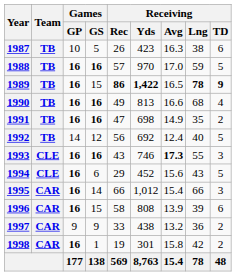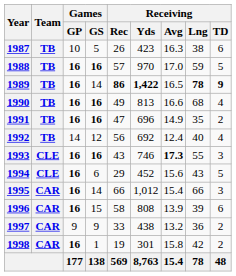(96, 84) 15 -> (96, 84) 14
(146, 119) 698 -> (146, 119) 696
(220, 137) 5 -> (220, 137) 4
